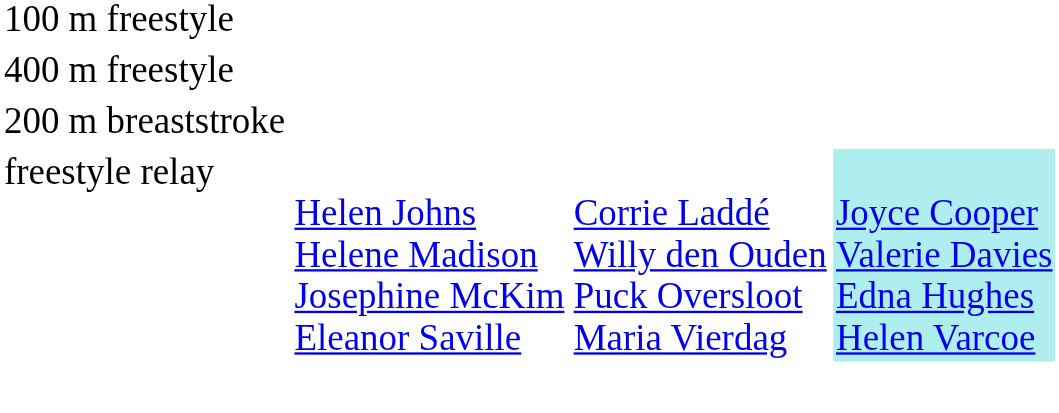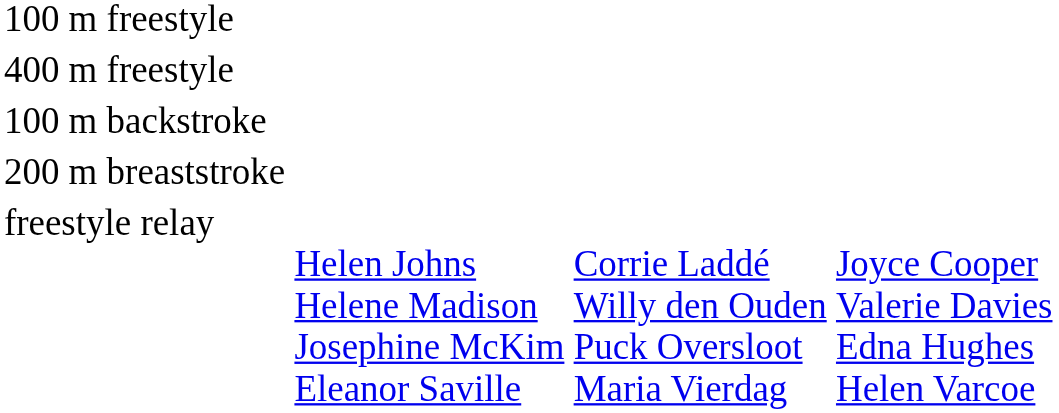+ row: (135, 120)
(944, 275) paleturquoise background -> (944, 326) no background
